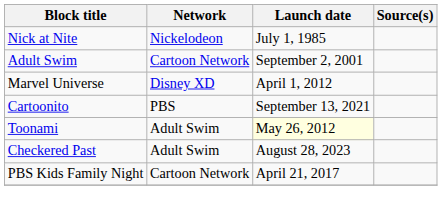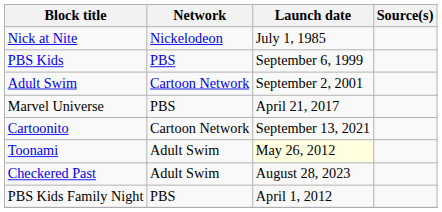+ row: (36, 60)
(182, 83) Disney XD -> (163, 106) PBS
(294, 83) April 1, 2012 -> (298, 106) April 21, 2017
(163, 106) PBS -> (200, 128) Cartoon Network
(200, 173) Cartoon Network -> (163, 196) PBS
(298, 173) April 21, 2017 -> (294, 196) April 1, 2012
